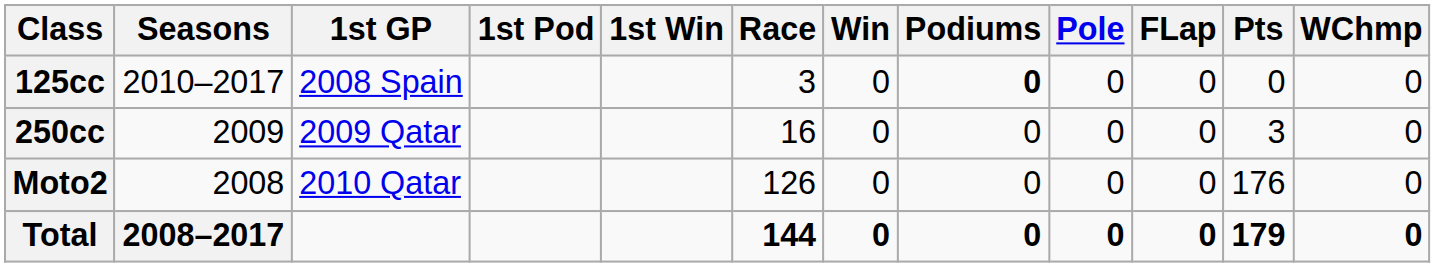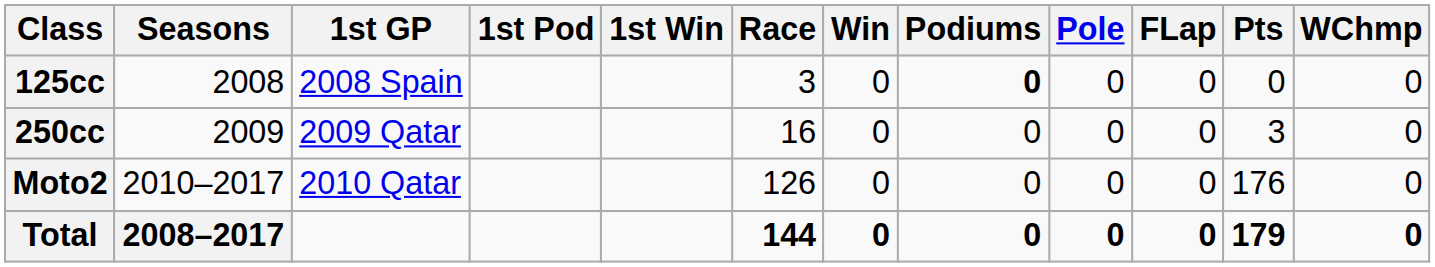(203, 81) 2010–2017 -> (248, 81) 2008
(248, 183) 2008 -> (203, 183) 2010–2017
